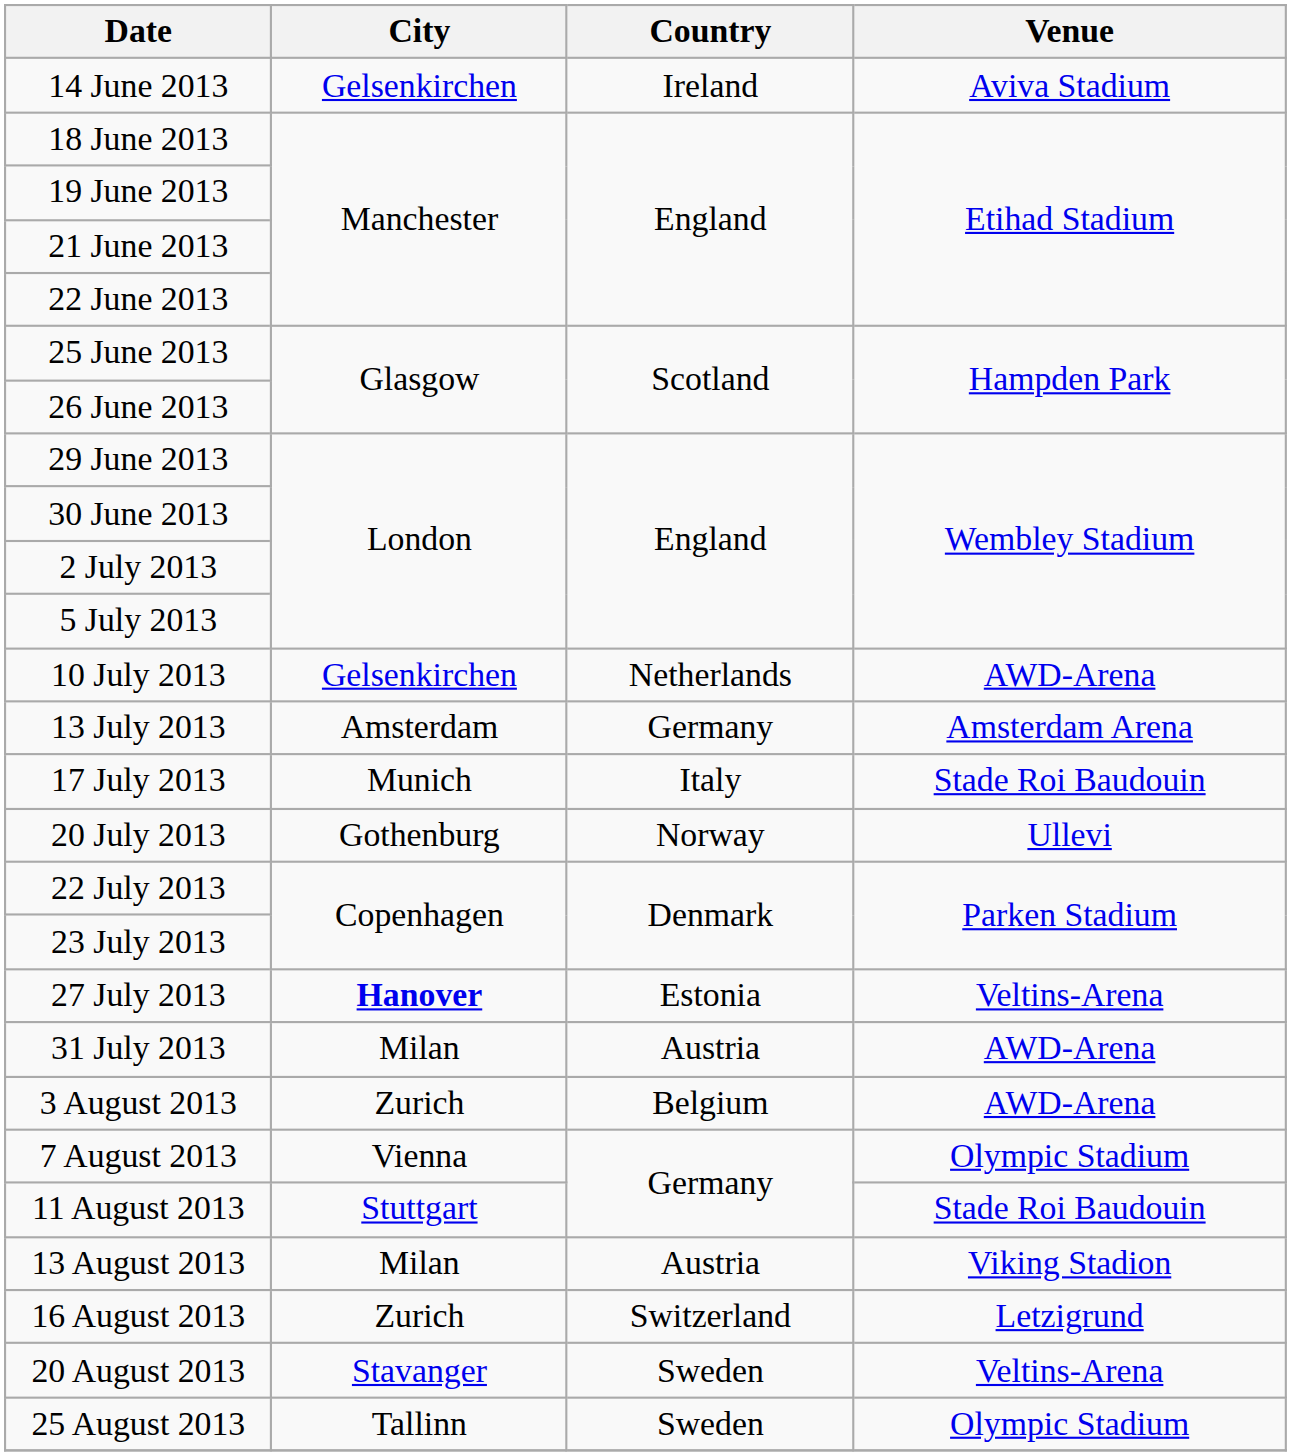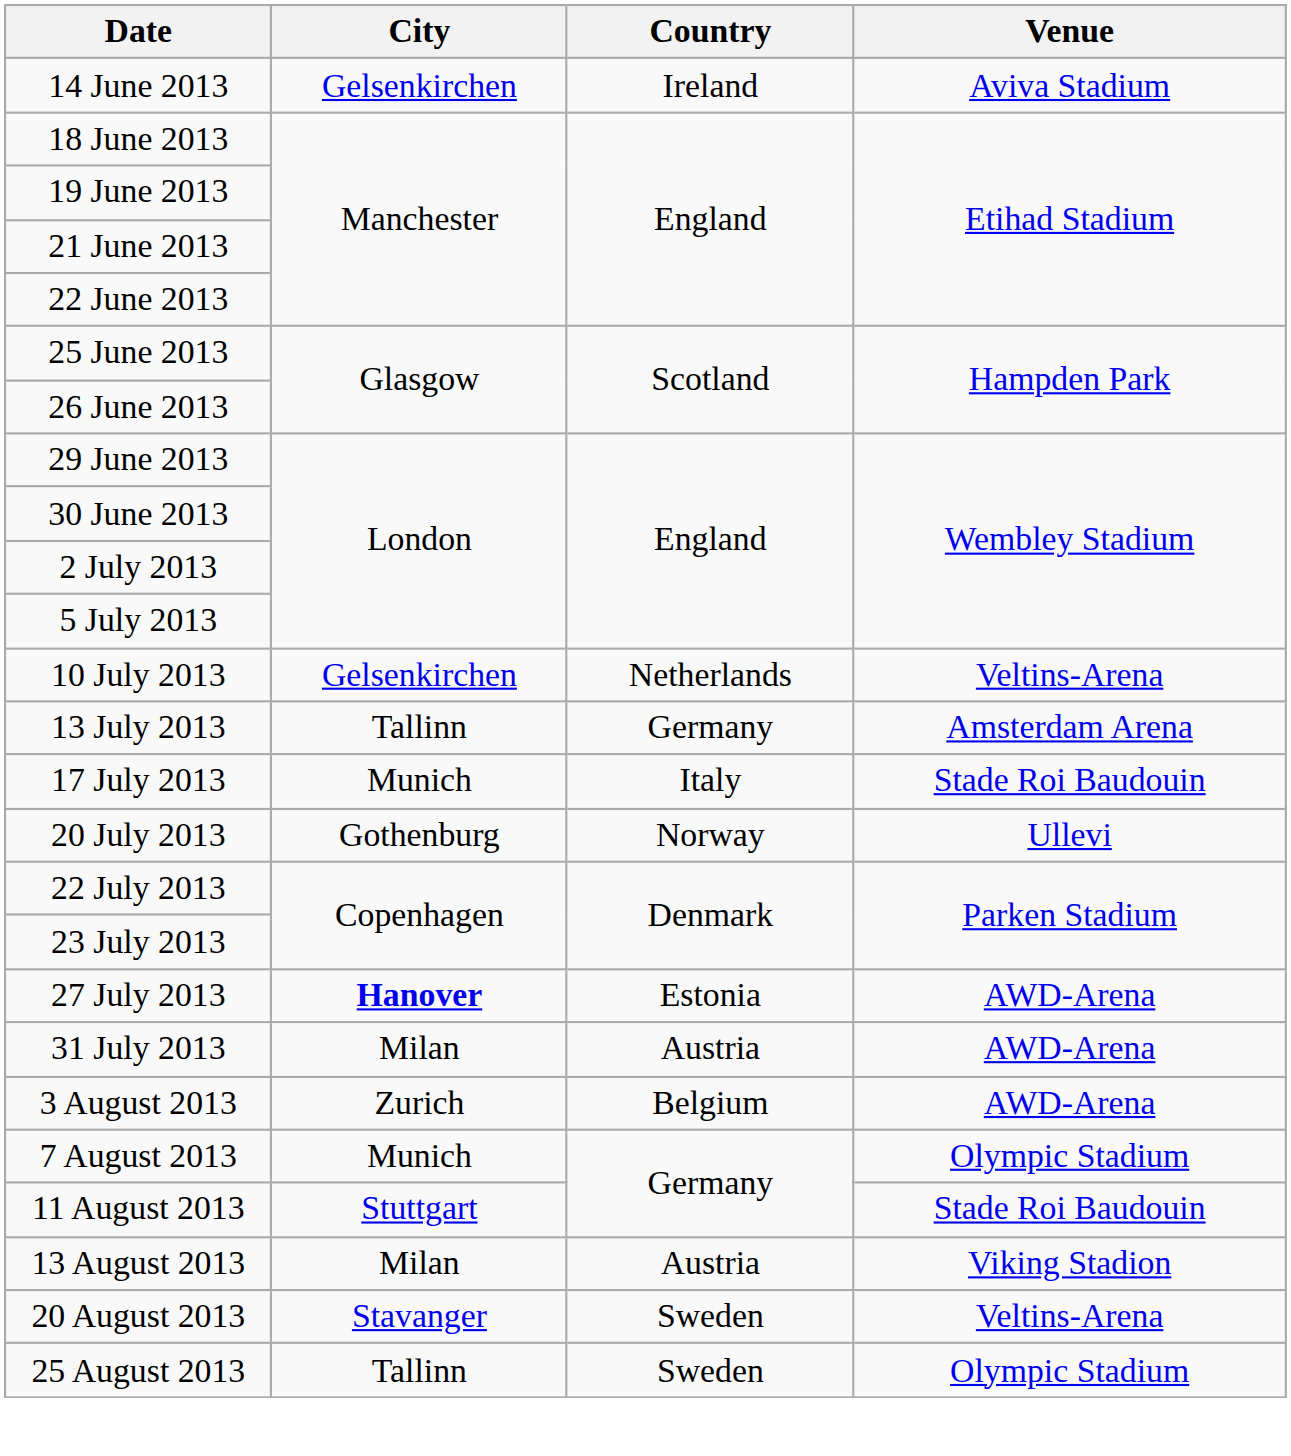(1070, 673) AWD-Arena -> (1070, 673) Veltins-Arena
(419, 727) Amsterdam -> (419, 727) Tallinn
(1070, 995) Veltins-Arena -> (1070, 995) AWD-Arena
(419, 1155) Vienna -> (419, 1155) Munich
- row: (138, 1316)
